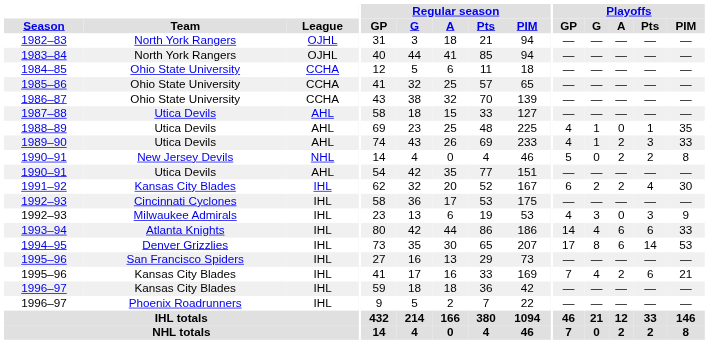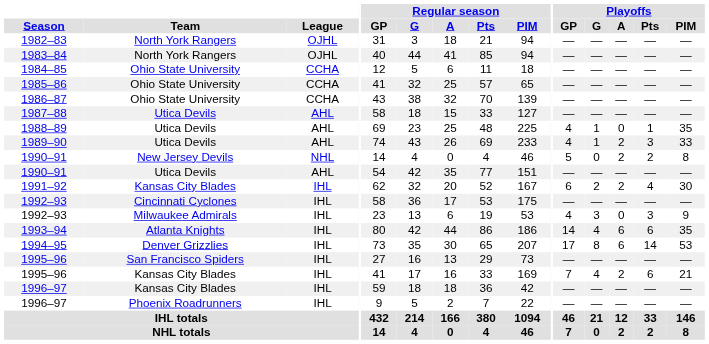(686, 230) 33 -> (686, 230) 35
